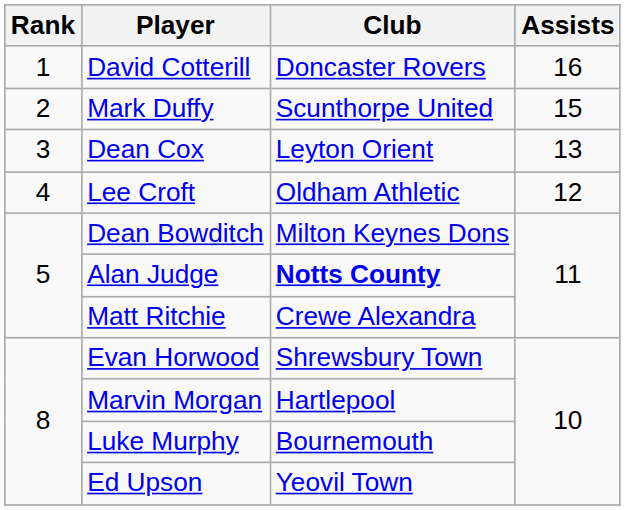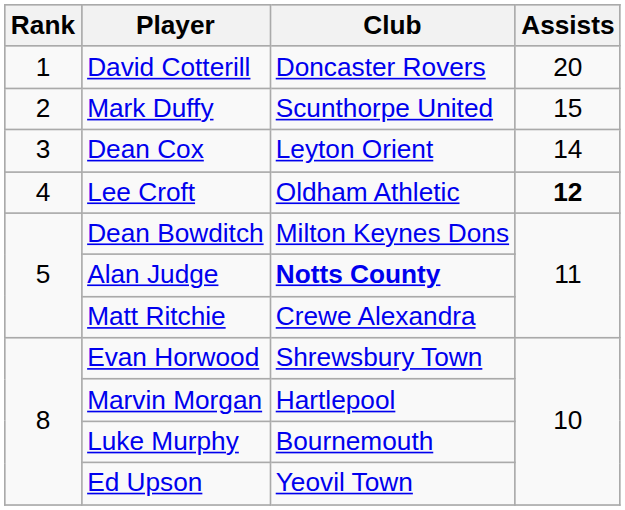(568, 66) 16 -> (568, 66) 20
(568, 150) 13 -> (568, 150) 14
(568, 191) normal -> (568, 191) bold
